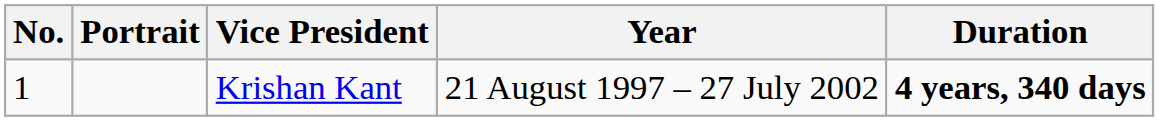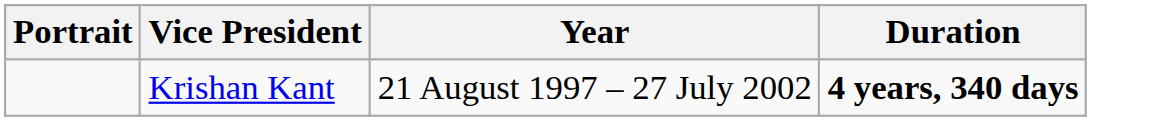- column: (39, 32)
